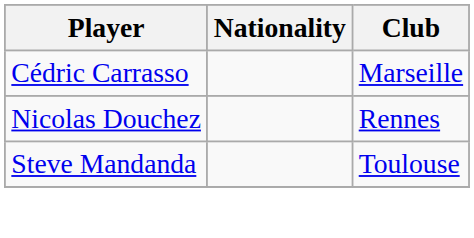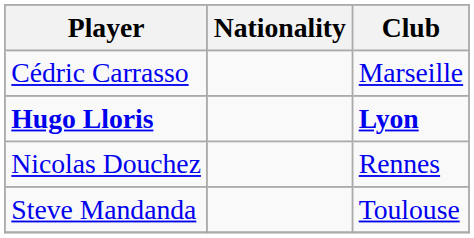+ row: (82, 118)
